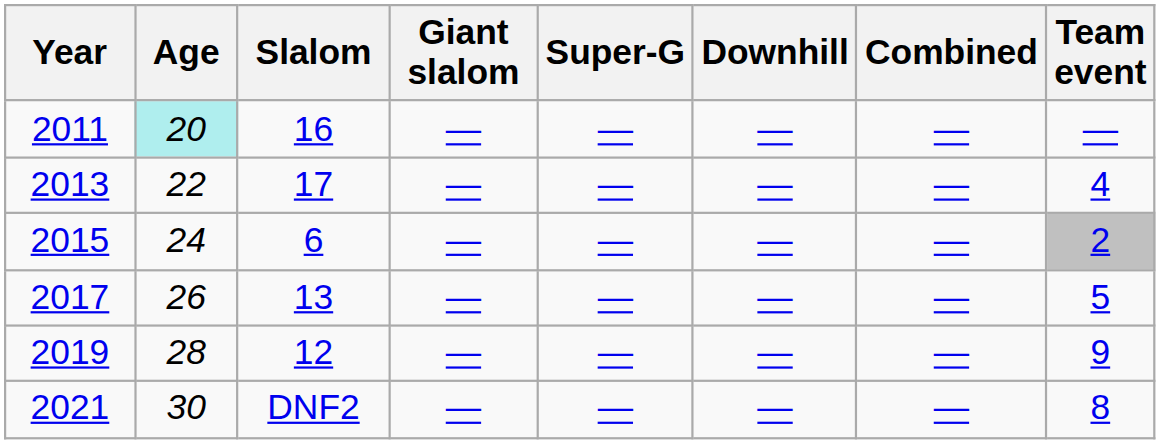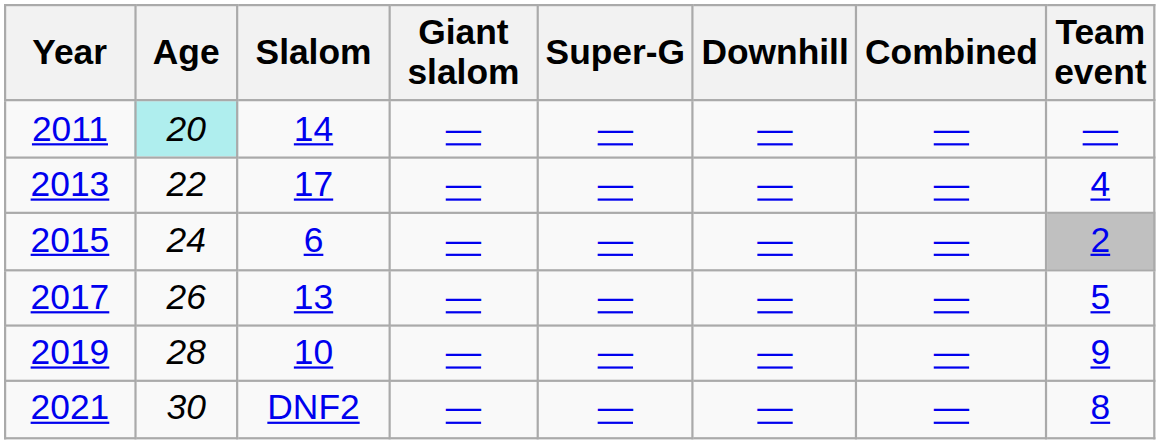(314, 128) 16 -> (314, 128) 14
(314, 352) 12 -> (314, 352) 10
